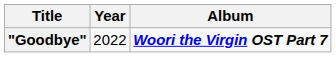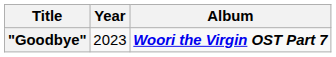(110, 39) 2022 -> (110, 39) 2023
